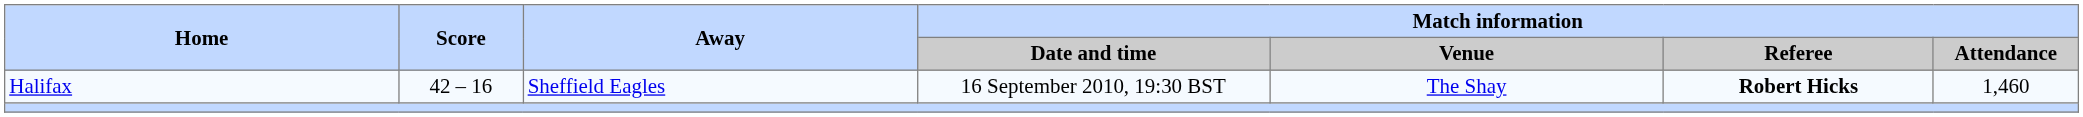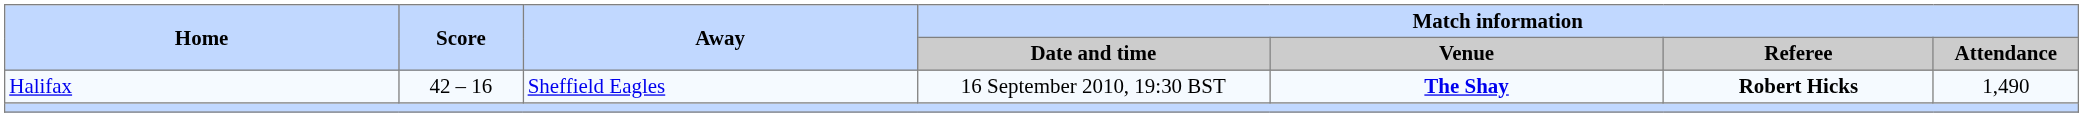(1467, 86) normal -> (1467, 86) bold
(2006, 86) 1,460 -> (2006, 86) 1,490
